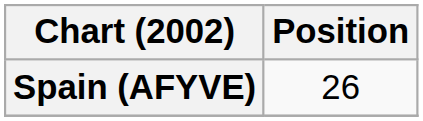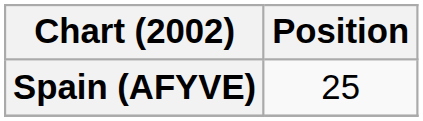(341, 87) 26 -> (341, 87) 25
